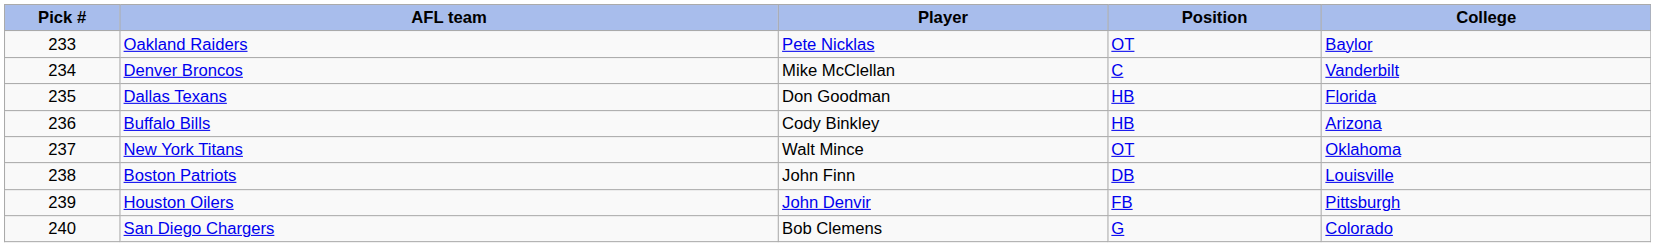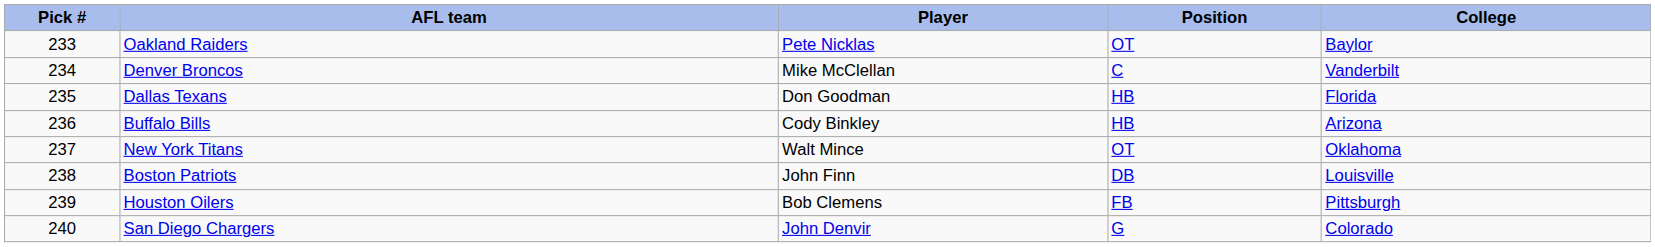(826, 202) John Denvir -> (832, 202) Bob Clemens
(832, 228) Bob Clemens -> (826, 228) John Denvir
